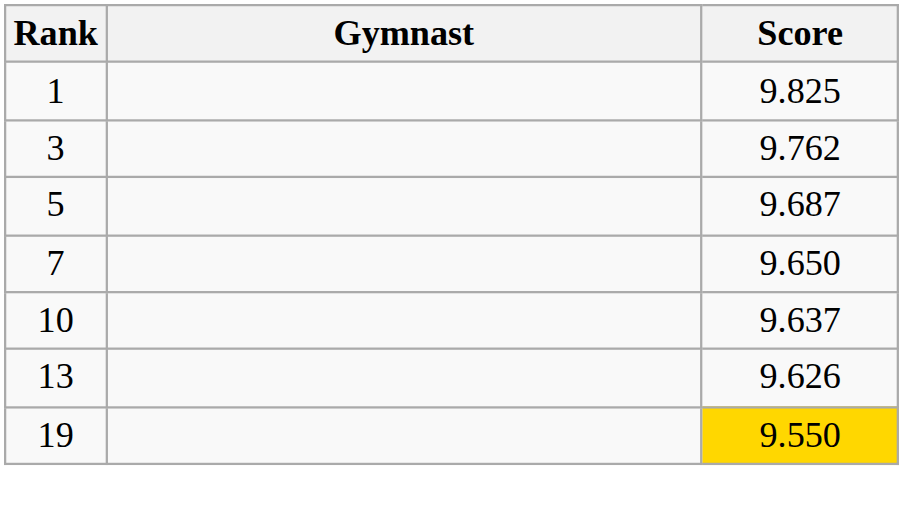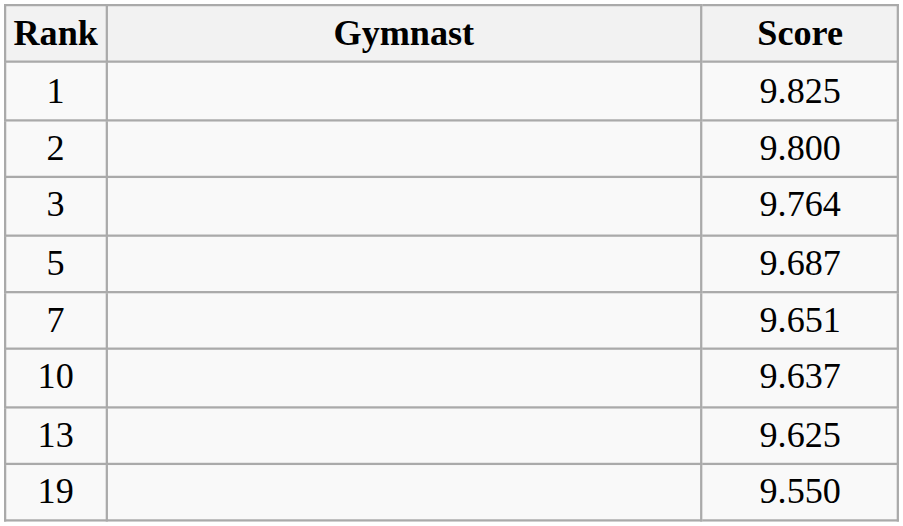+ row: (56, 147)
(800, 147) 9.762 -> (800, 205) 9.764
(800, 262) 9.650 -> (800, 319) 9.651
(800, 377) 9.626 -> (800, 434) 9.625
(800, 434) gold background -> (800, 491) no background
